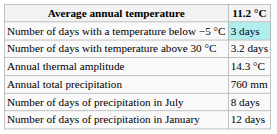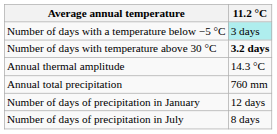(249, 48) normal -> (250, 48) bold
rows swapped: (103, 119) <-> (95, 102)
